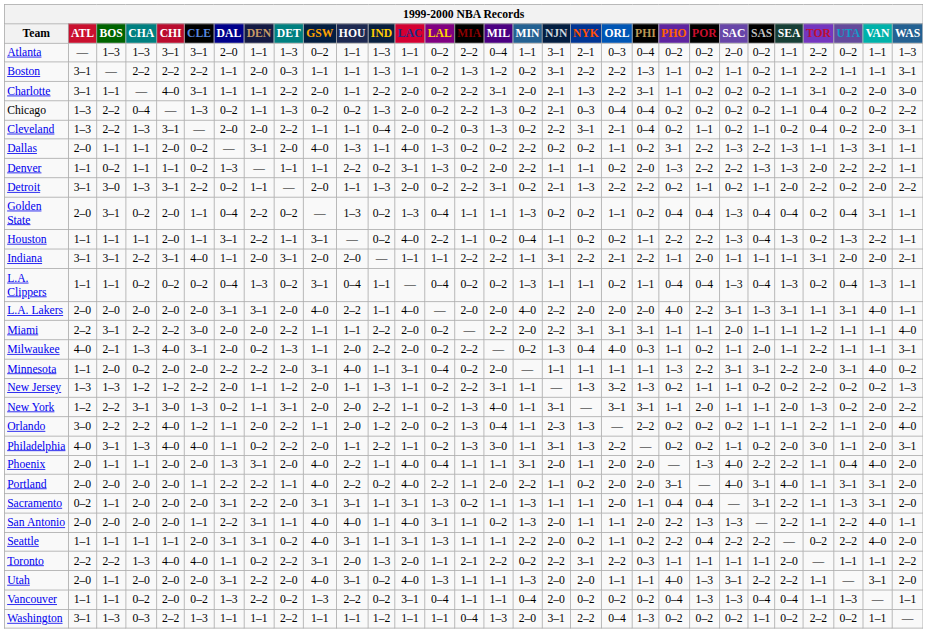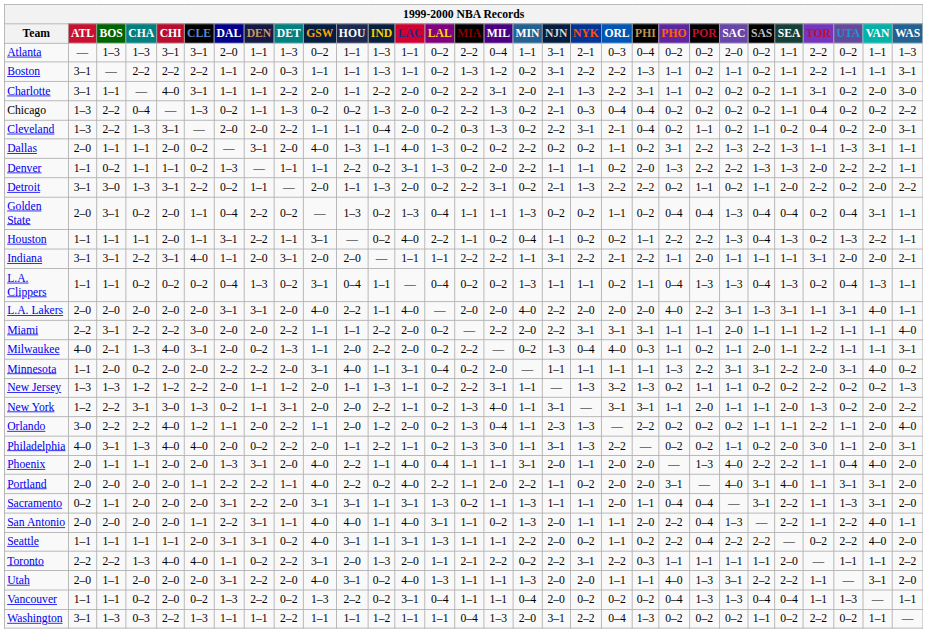(704, 285) 0–4 -> (704, 285) 1–3
(229, 446) 1–1 -> (229, 446) 2–0
(704, 522) 1–3 -> (704, 522) 0–4
